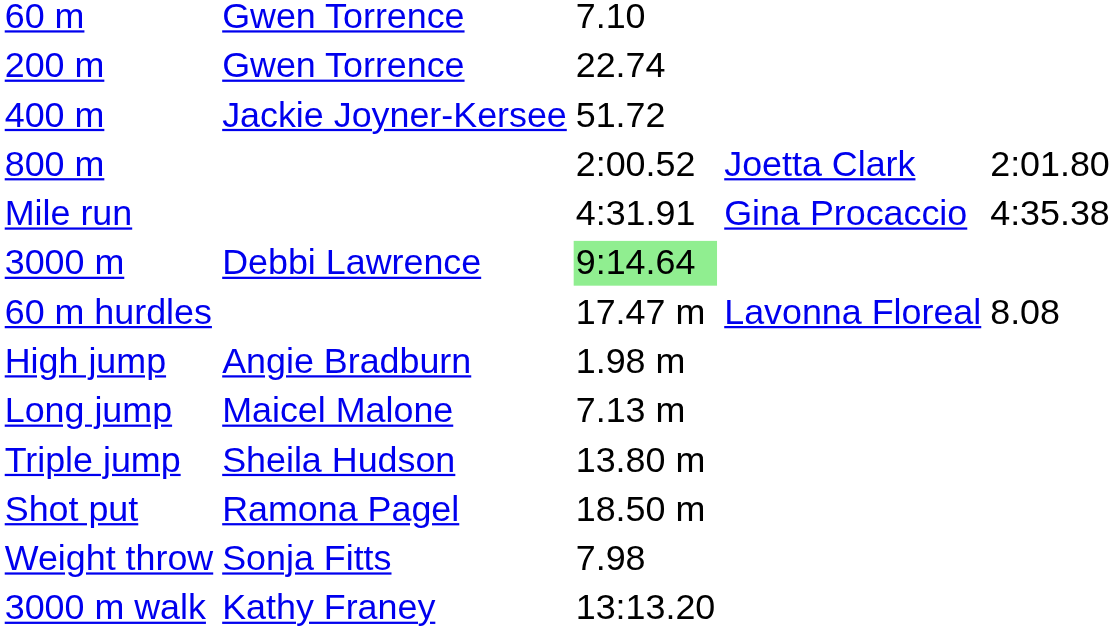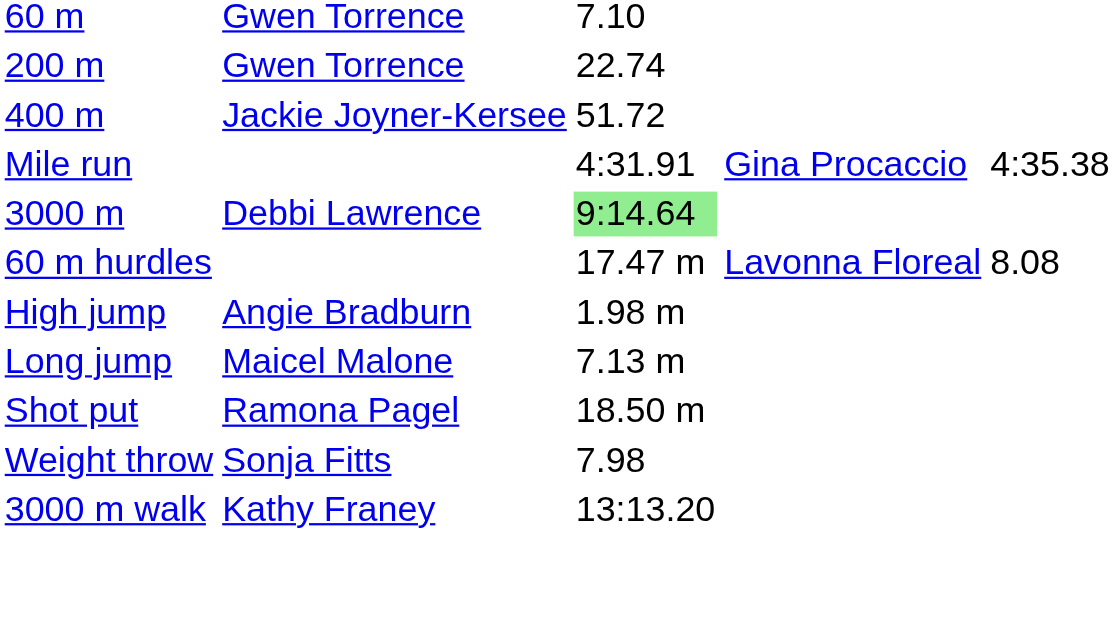- row: (55, 164)
- row: (93, 459)
